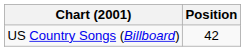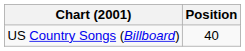(211, 35) 42 -> (211, 35) 40
